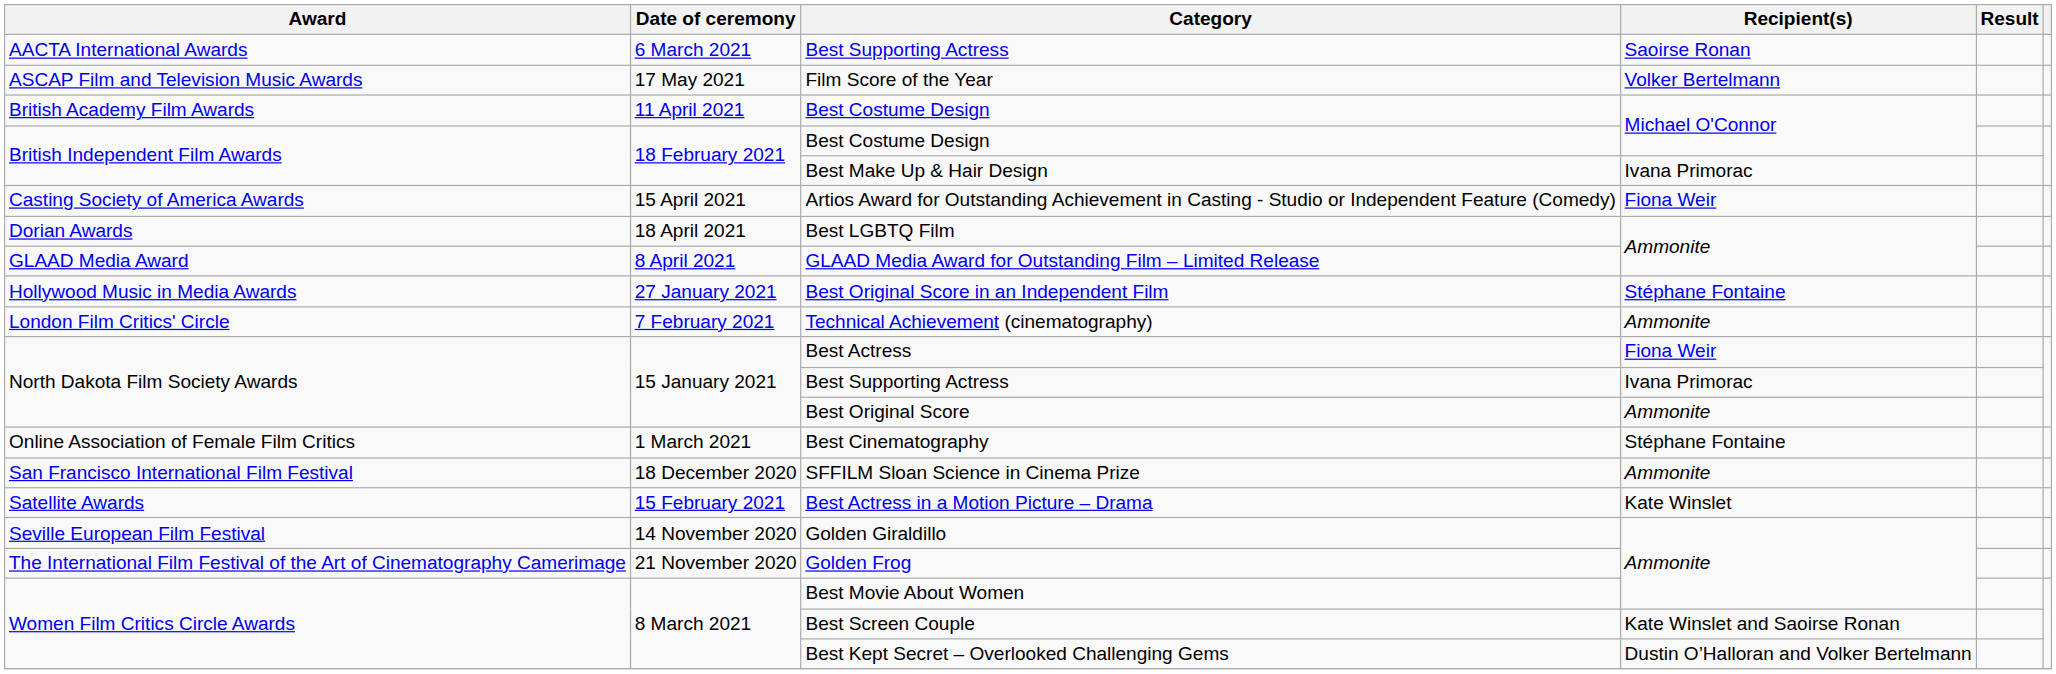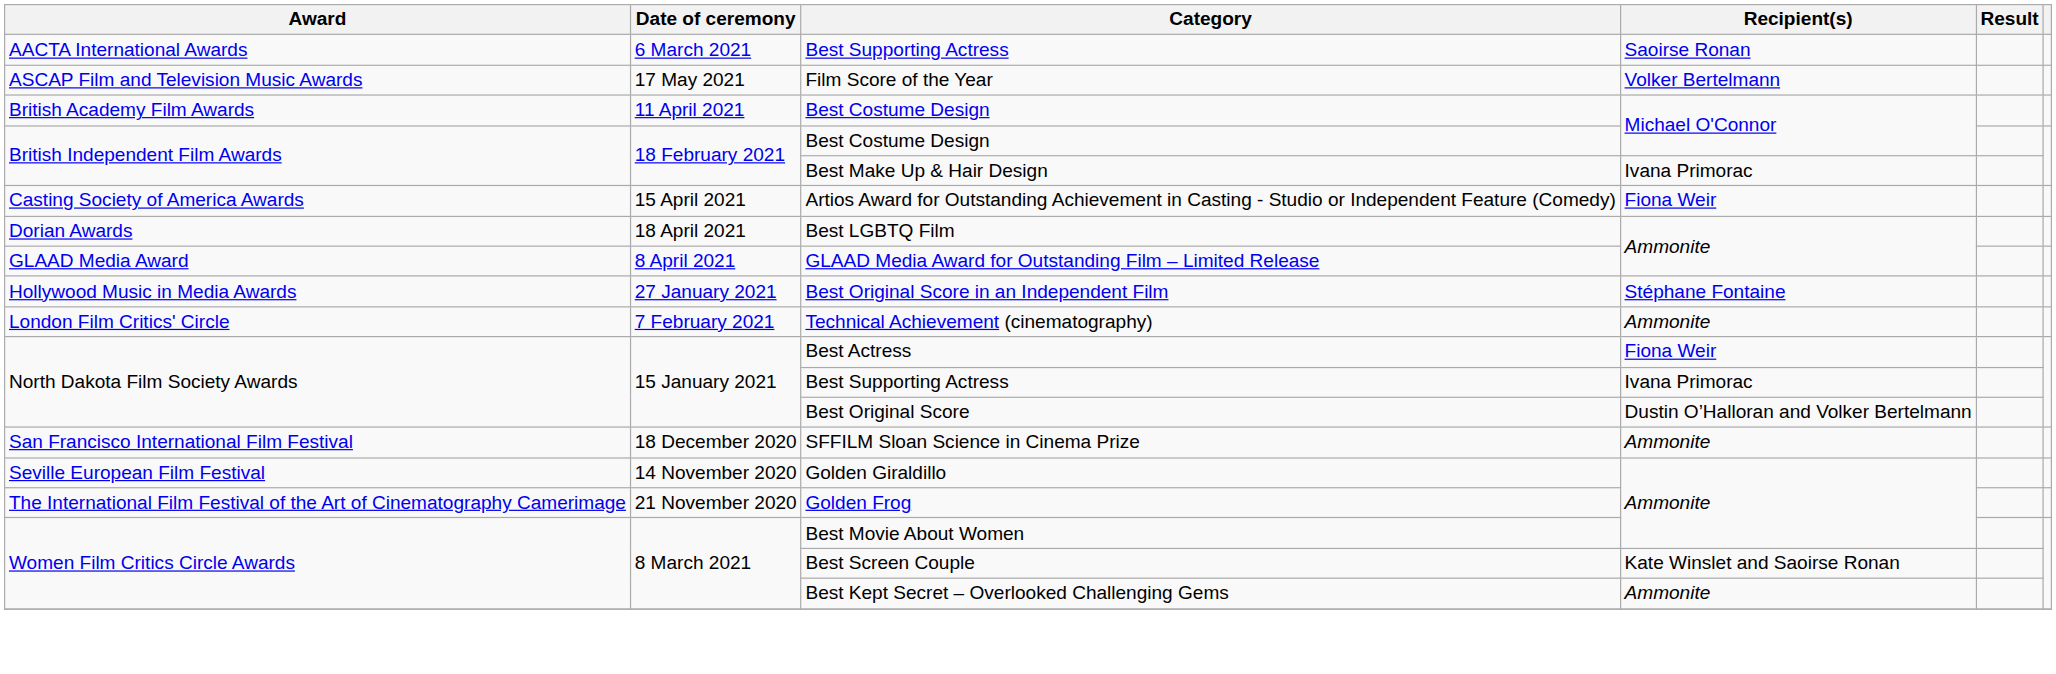(1667, 412) Ammonite -> (1798, 412) Dustin O’Halloran and Volker Bertelmann
- row: (182, 442)
- row: (77, 502)
(1798, 653) Dustin O’Halloran and Volker Bertelmann -> (1667, 593) Ammonite
